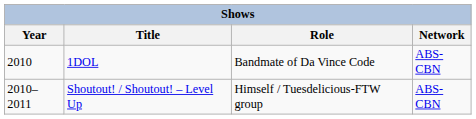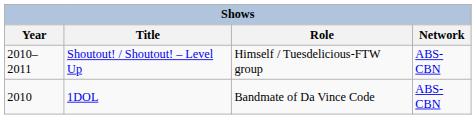rows swapped: (83, 62) <-> (140, 97)
